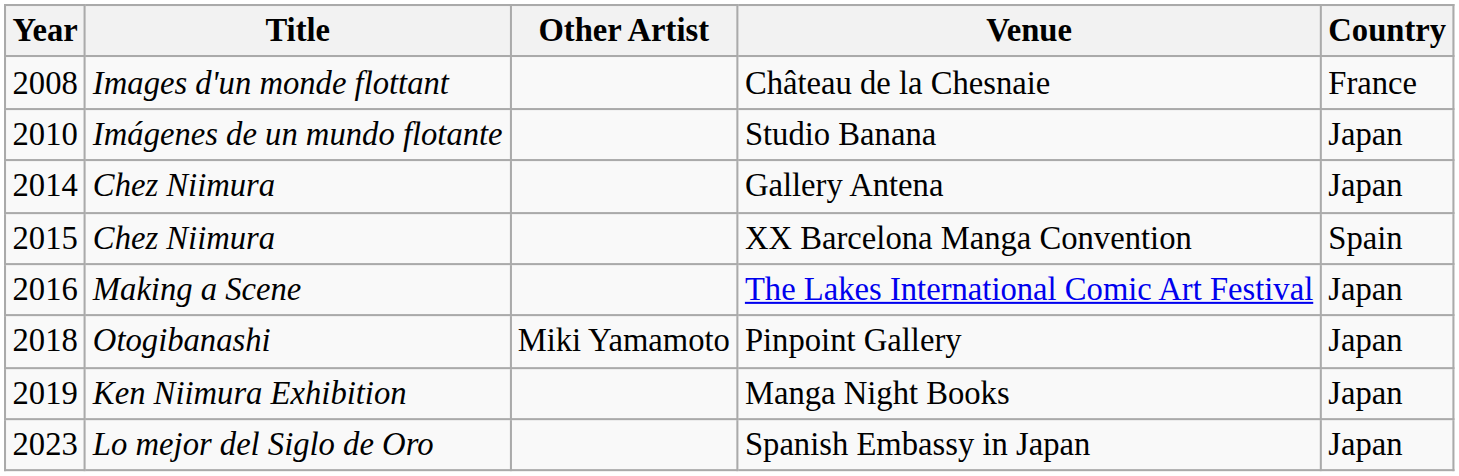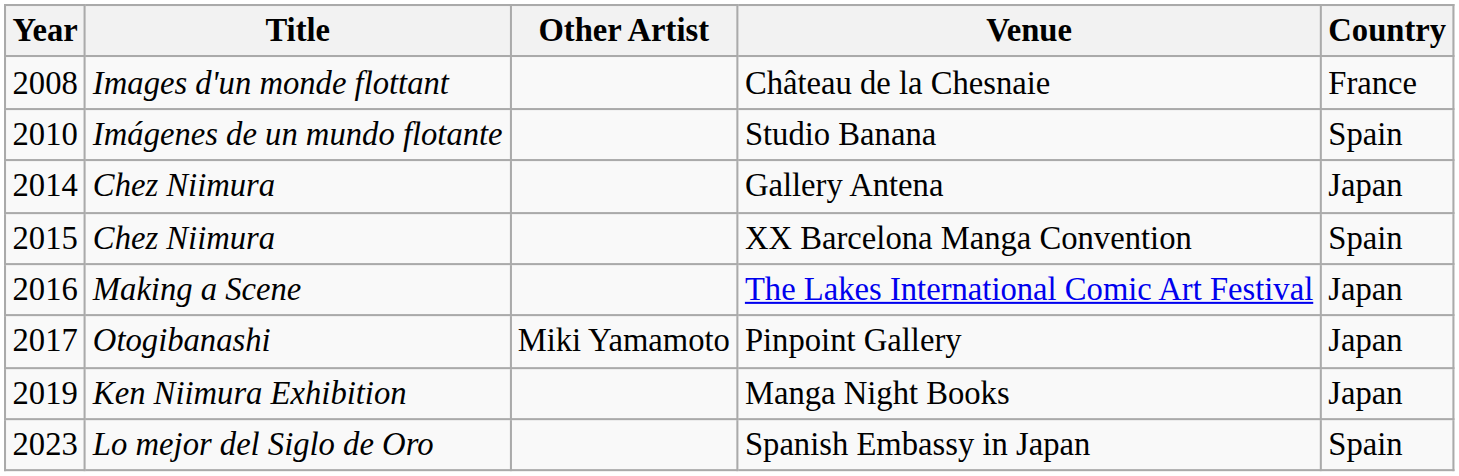(1365, 133) Japan -> (1365, 133) Spain
(45, 340) 2018 -> (45, 340) 2017
(1365, 444) Japan -> (1365, 444) Spain
